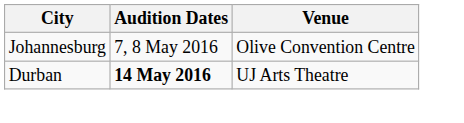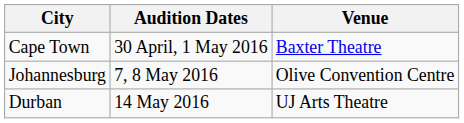+ row: (49, 46)
(163, 74) bold -> (162, 103) normal
